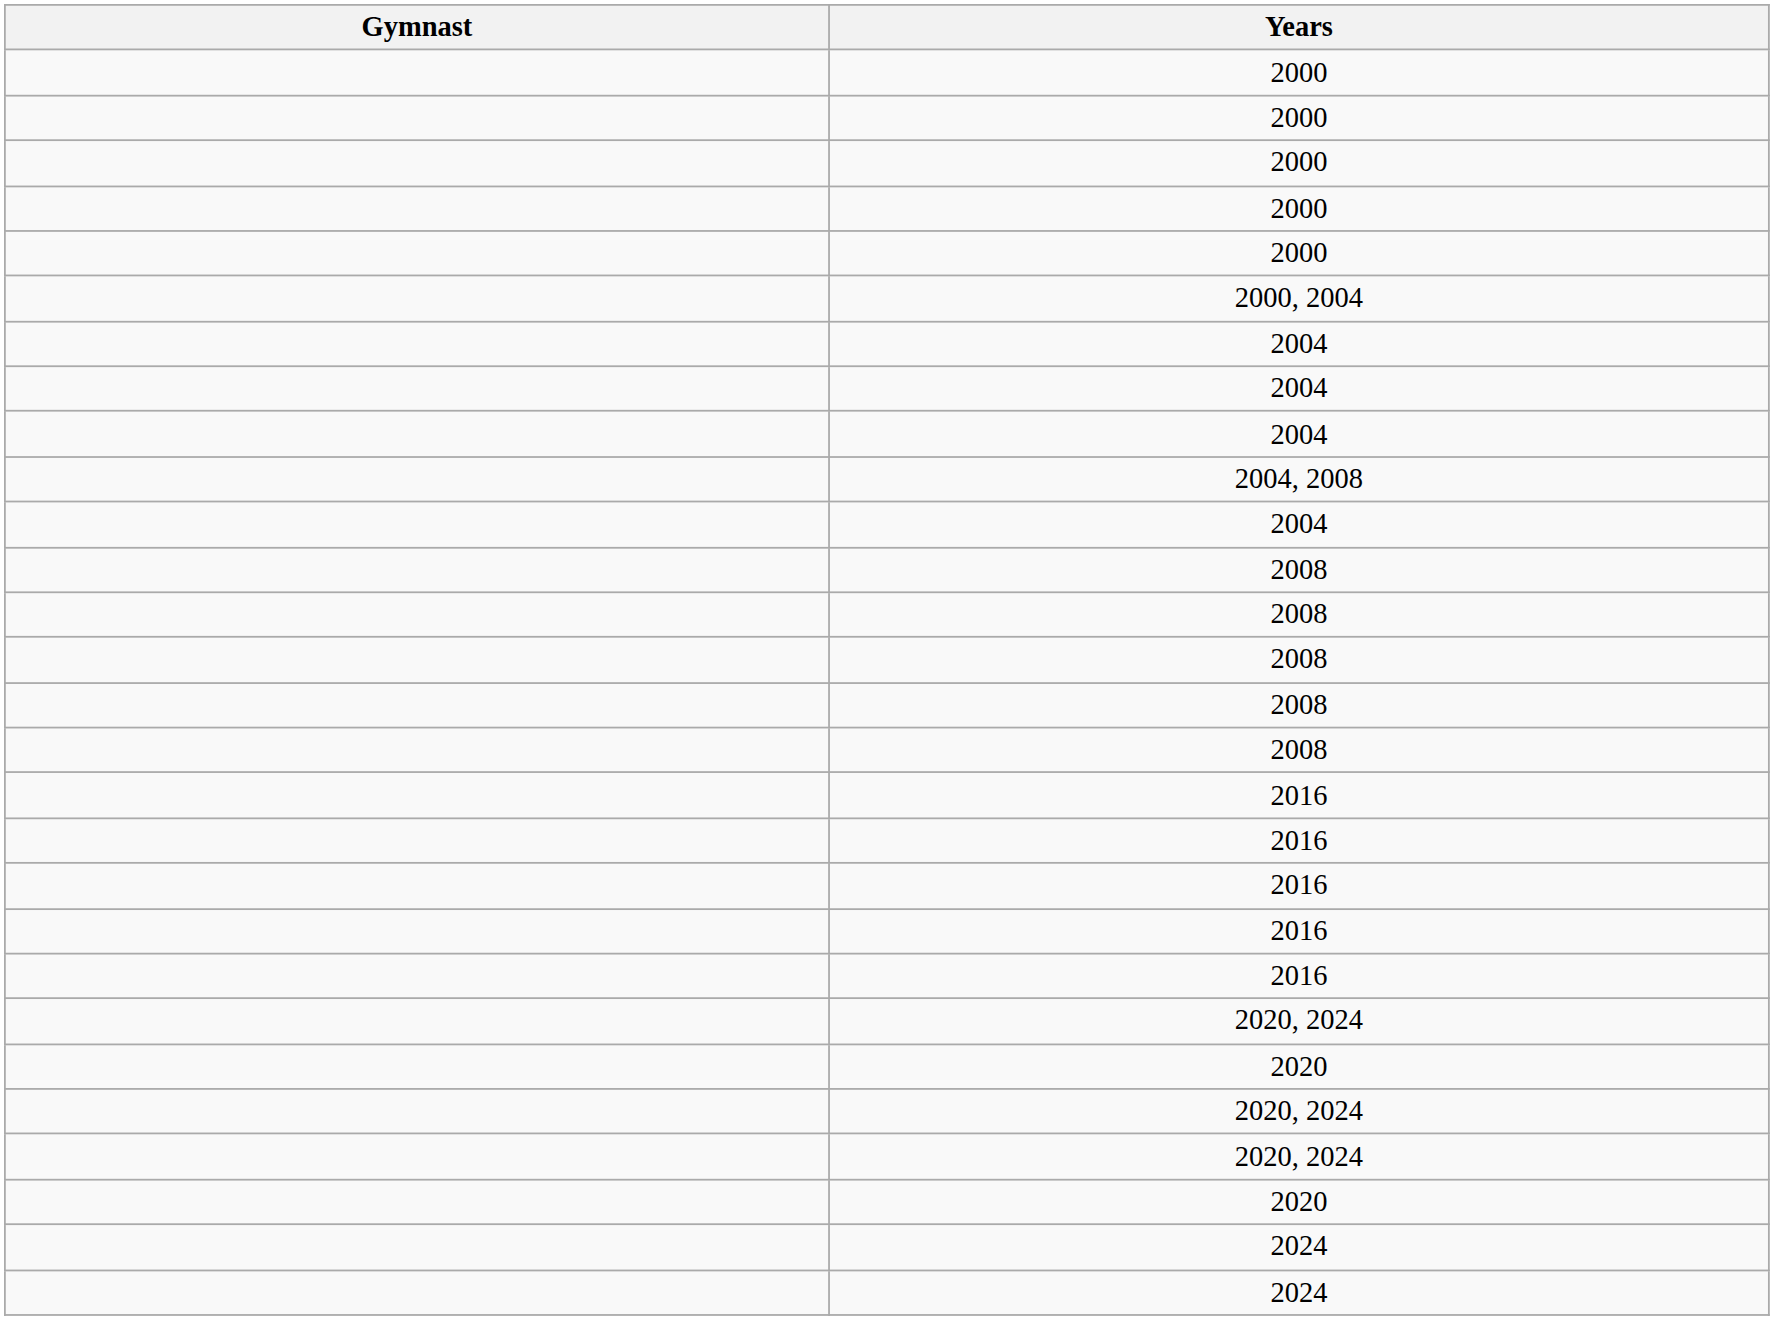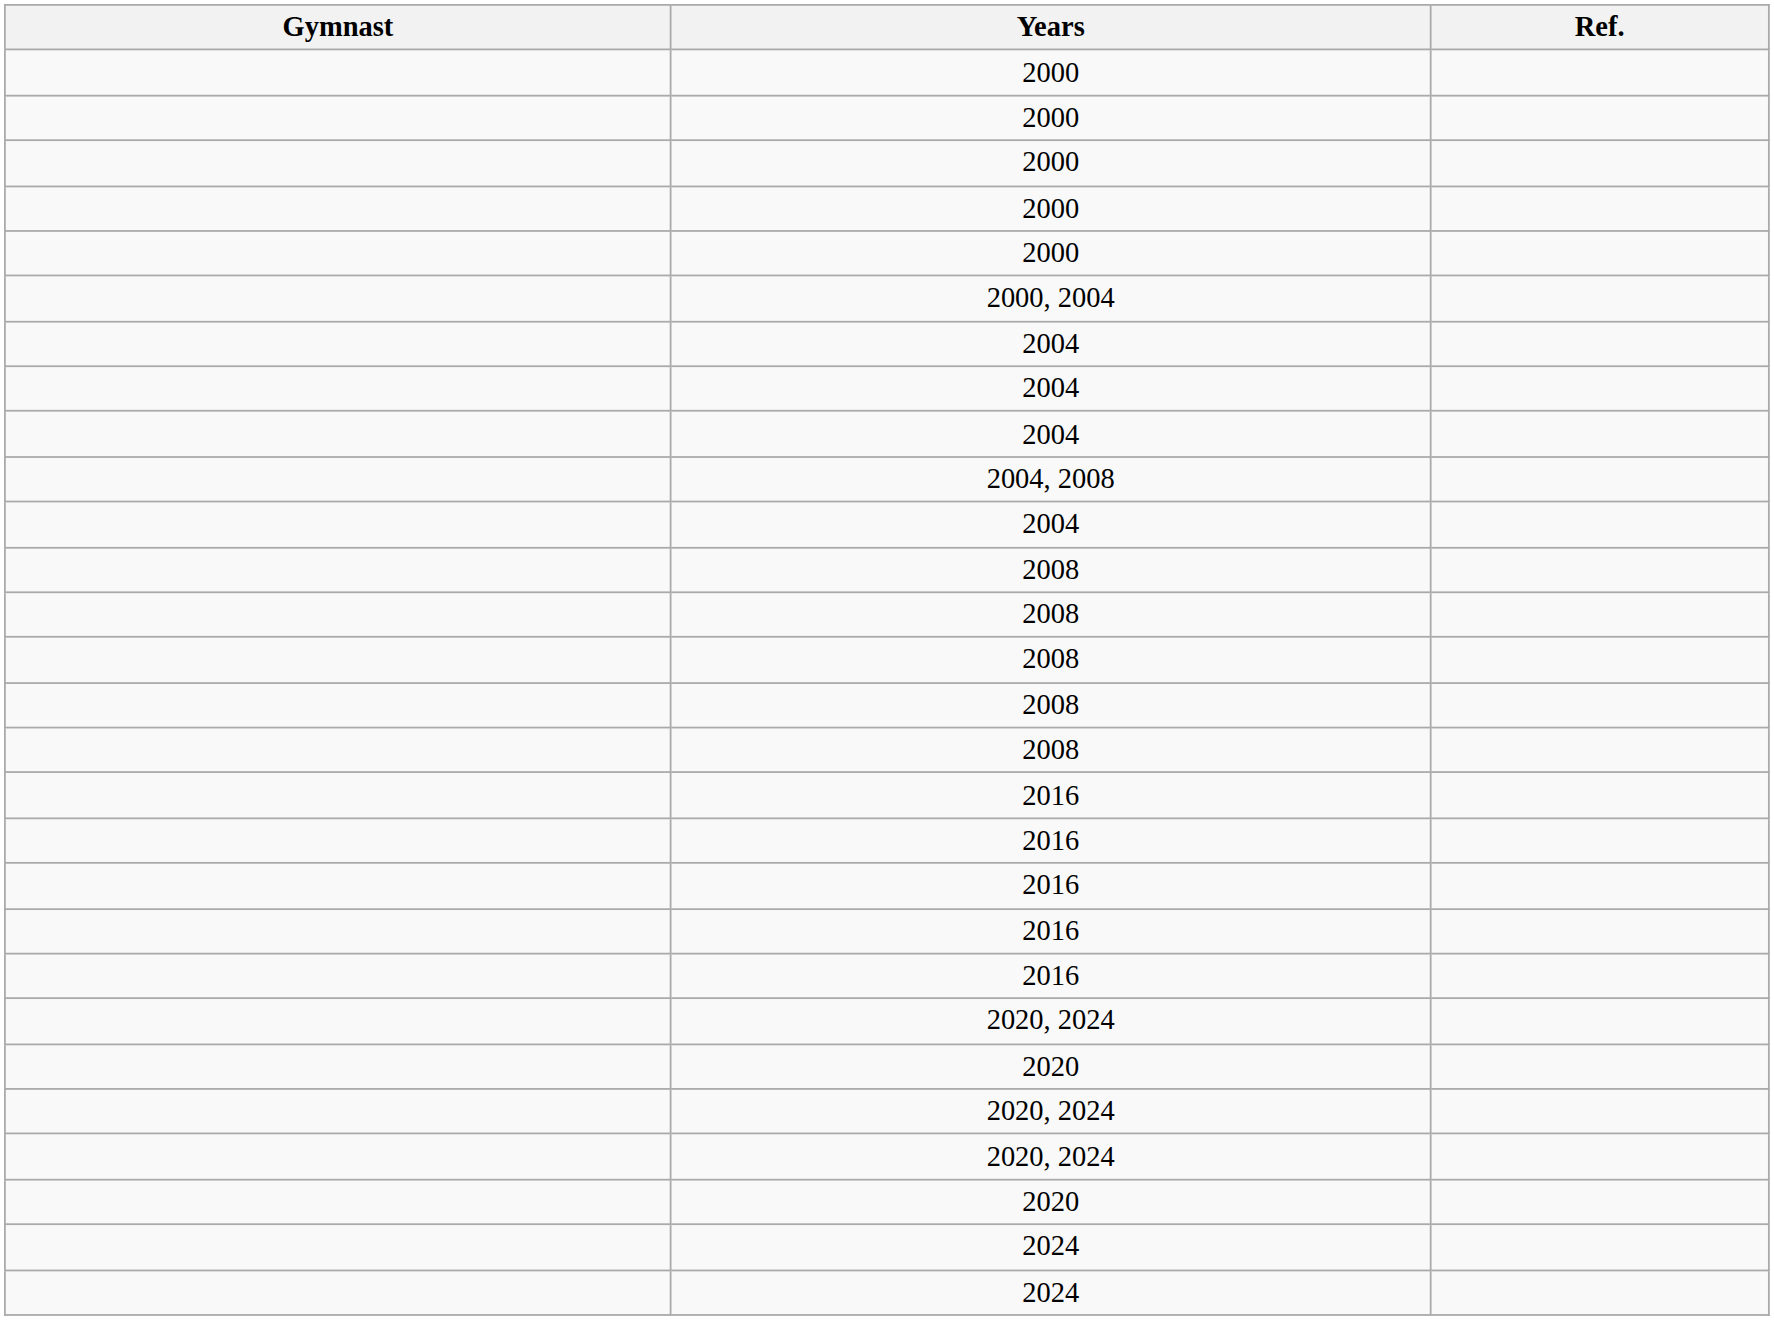+ column: (1600, 27)
